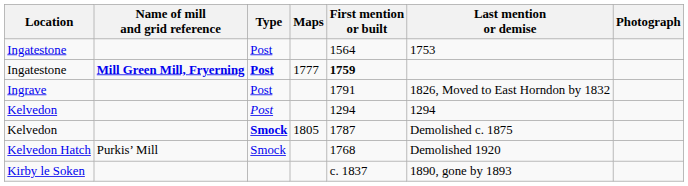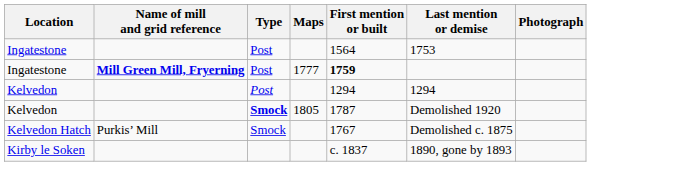(262, 69) bold -> (261, 69) normal
- row: (27, 89)
(461, 130) Demolished c. 1875 -> (455, 110) Demolished 1920
(343, 150) 1768 -> (343, 130) 1767
(455, 150) Demolished 1920 -> (461, 130) Demolished c. 1875
